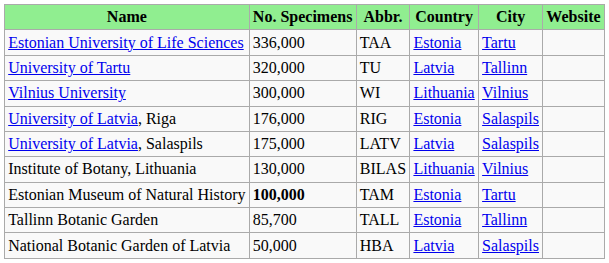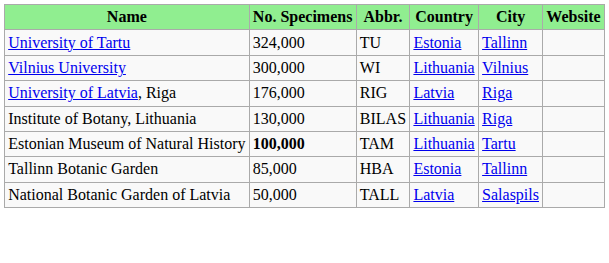- row: (126, 42)
(279, 67) 320,000 -> (279, 42) 324,000
(434, 67) Latvia -> (437, 42) Estonia
(437, 118) Estonia -> (434, 93) Latvia
(511, 118) Salaspils -> (497, 93) Riga
- row: (106, 144)
(505, 169) Vilnius -> (497, 118) Riga
(437, 194) Estonia -> (444, 144) Lithuania
(275, 220) 85,700 -> (275, 169) 85,000
(380, 220) TALL -> (377, 169) HBA
(377, 245) HBA -> (380, 194) TALL
